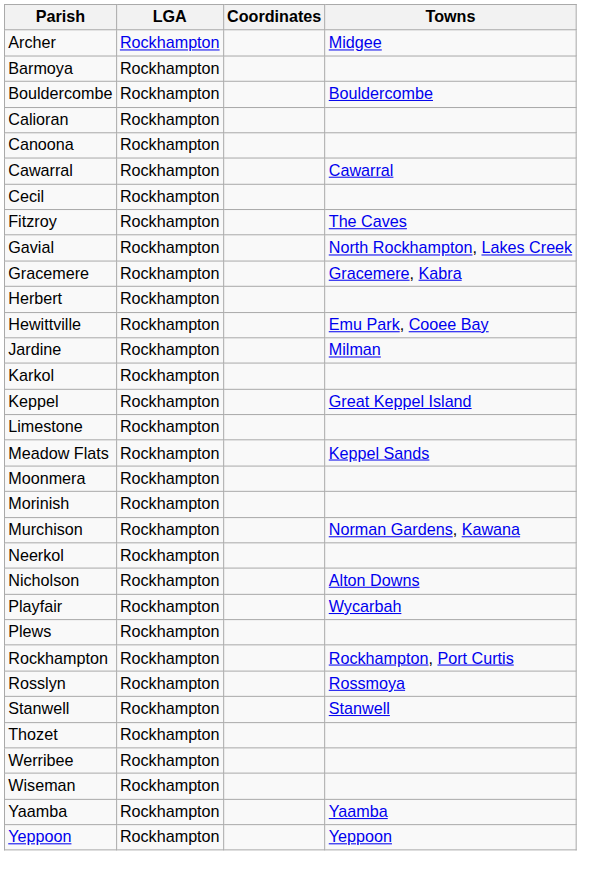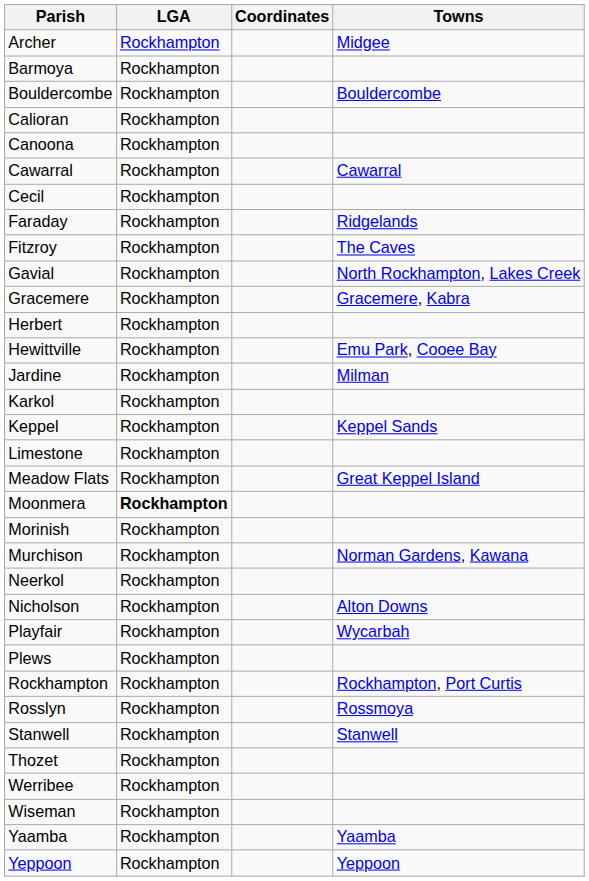+ row: (38, 222)
(400, 401) Great Keppel Island -> (387, 427) Keppel Sands
(379, 453) Keppel Sands -> (408, 478) Great Keppel Island
(170, 478) normal -> (174, 504) bold
